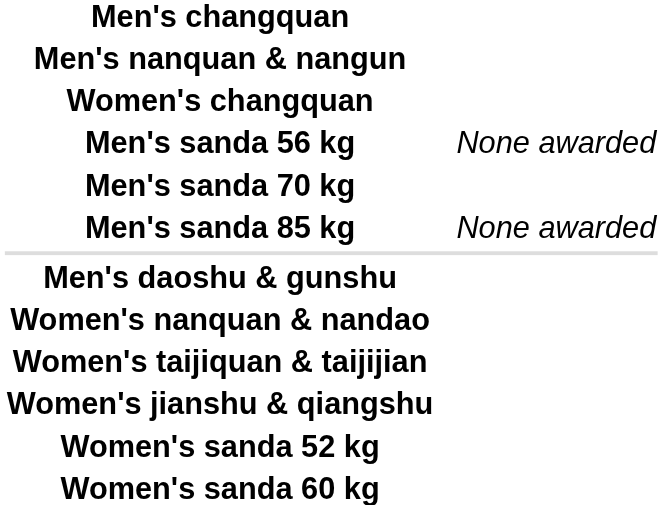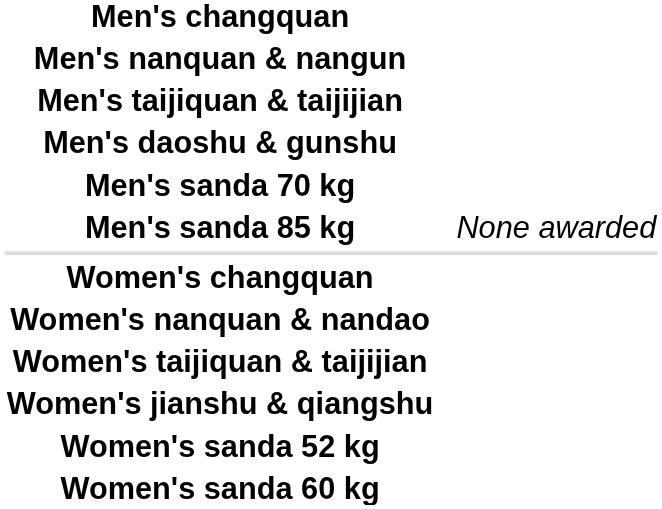+ row: (220, 101)
rows swapped: (220, 277) <-> (220, 101)
- row: (220, 143)
